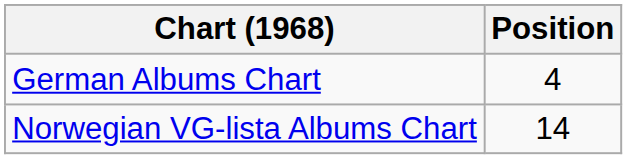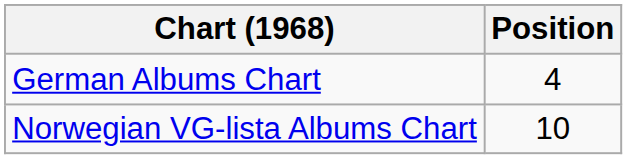(553, 128) 14 -> (553, 128) 10
